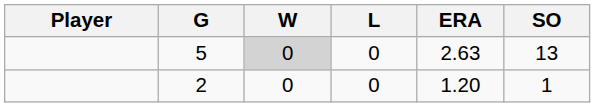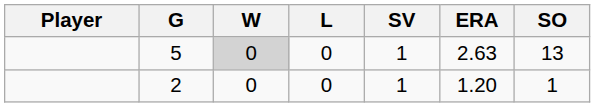+ column: (402, 20)
